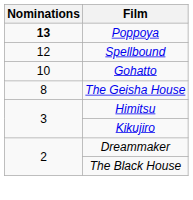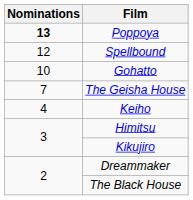(43, 90) 8 -> (43, 90) 7
+ row: (135, 109)
